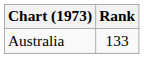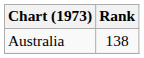(117, 41) 133 -> (117, 41) 138
